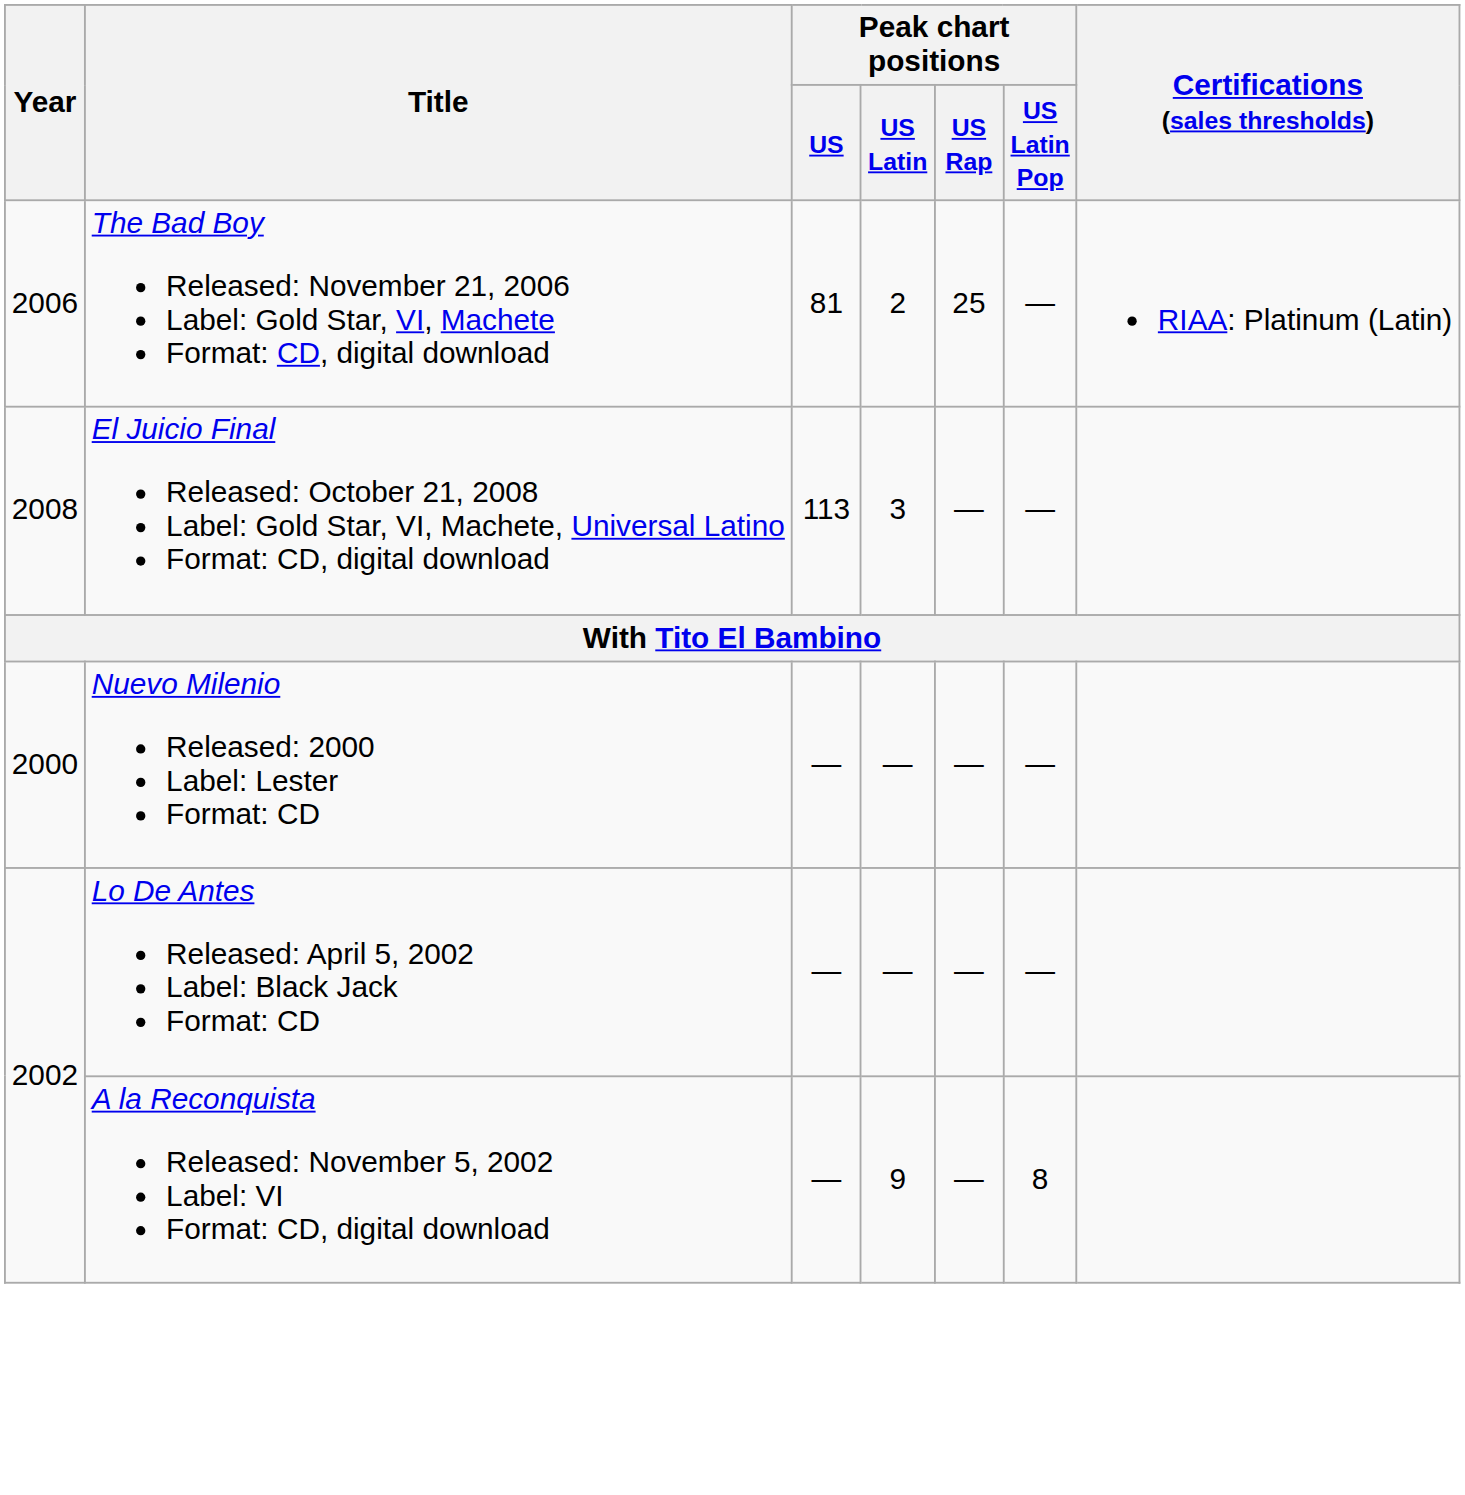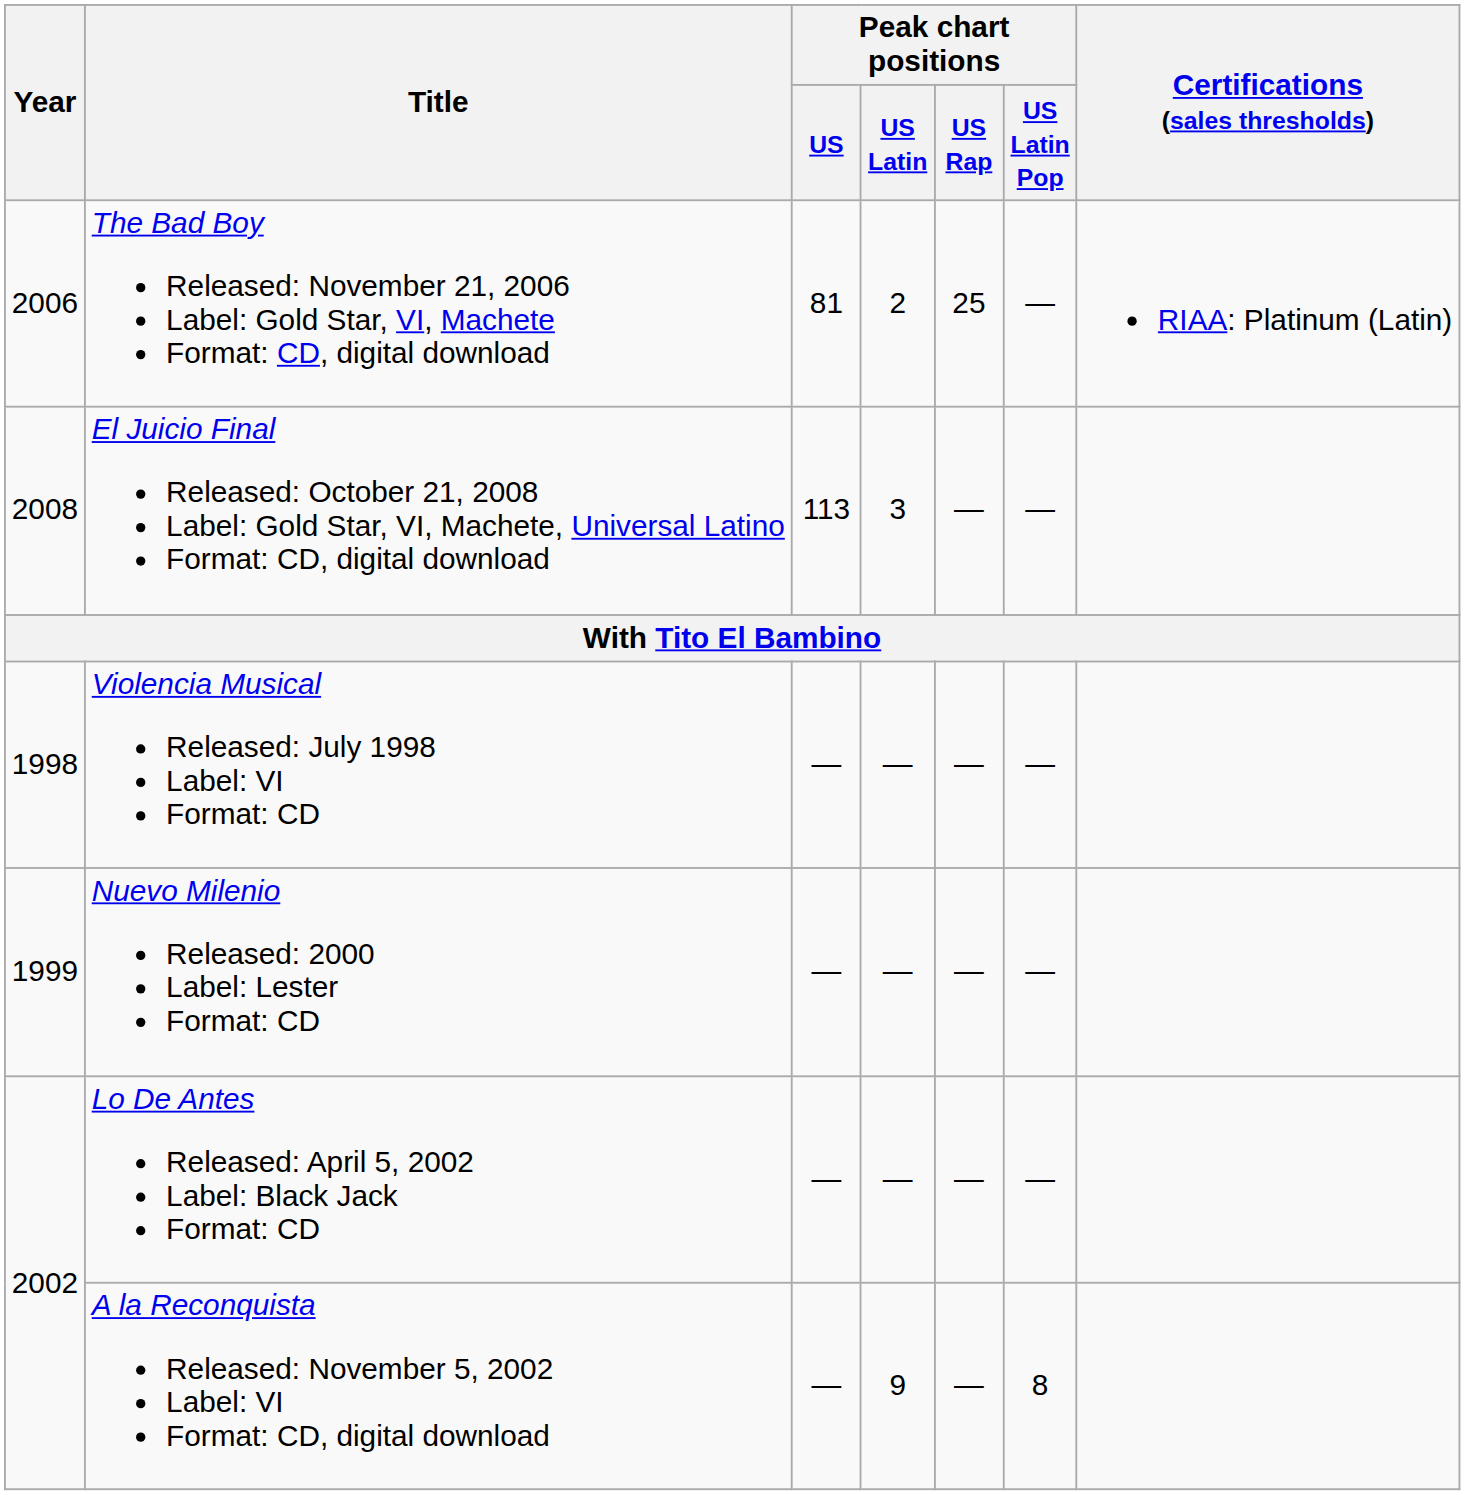+ row: (438, 750)
(45, 764) 2000 -> (45, 971) 1999
